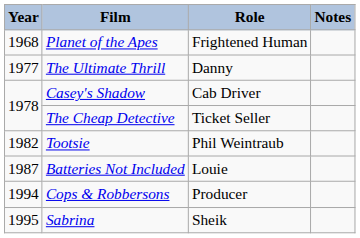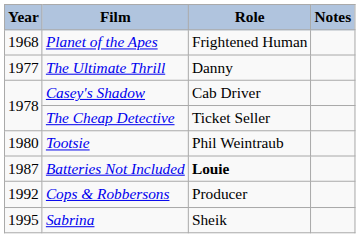(23, 143) 1982 -> (23, 143) 1980
(210, 169) normal -> (211, 169) bold
(23, 194) 1994 -> (23, 194) 1992
